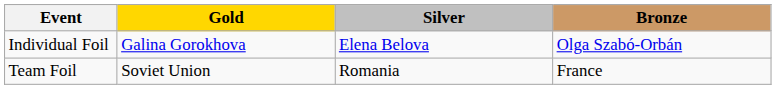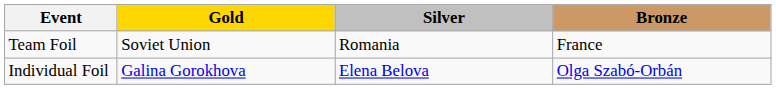rows swapped: (59, 44) <-> (43, 71)
